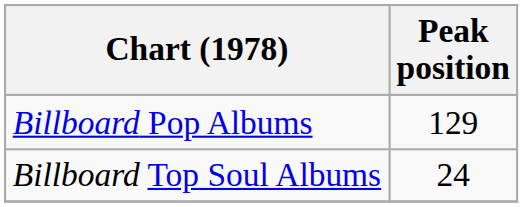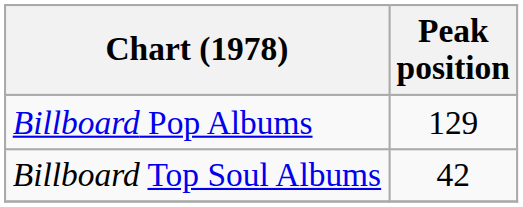(453, 174) 24 -> (453, 174) 42
